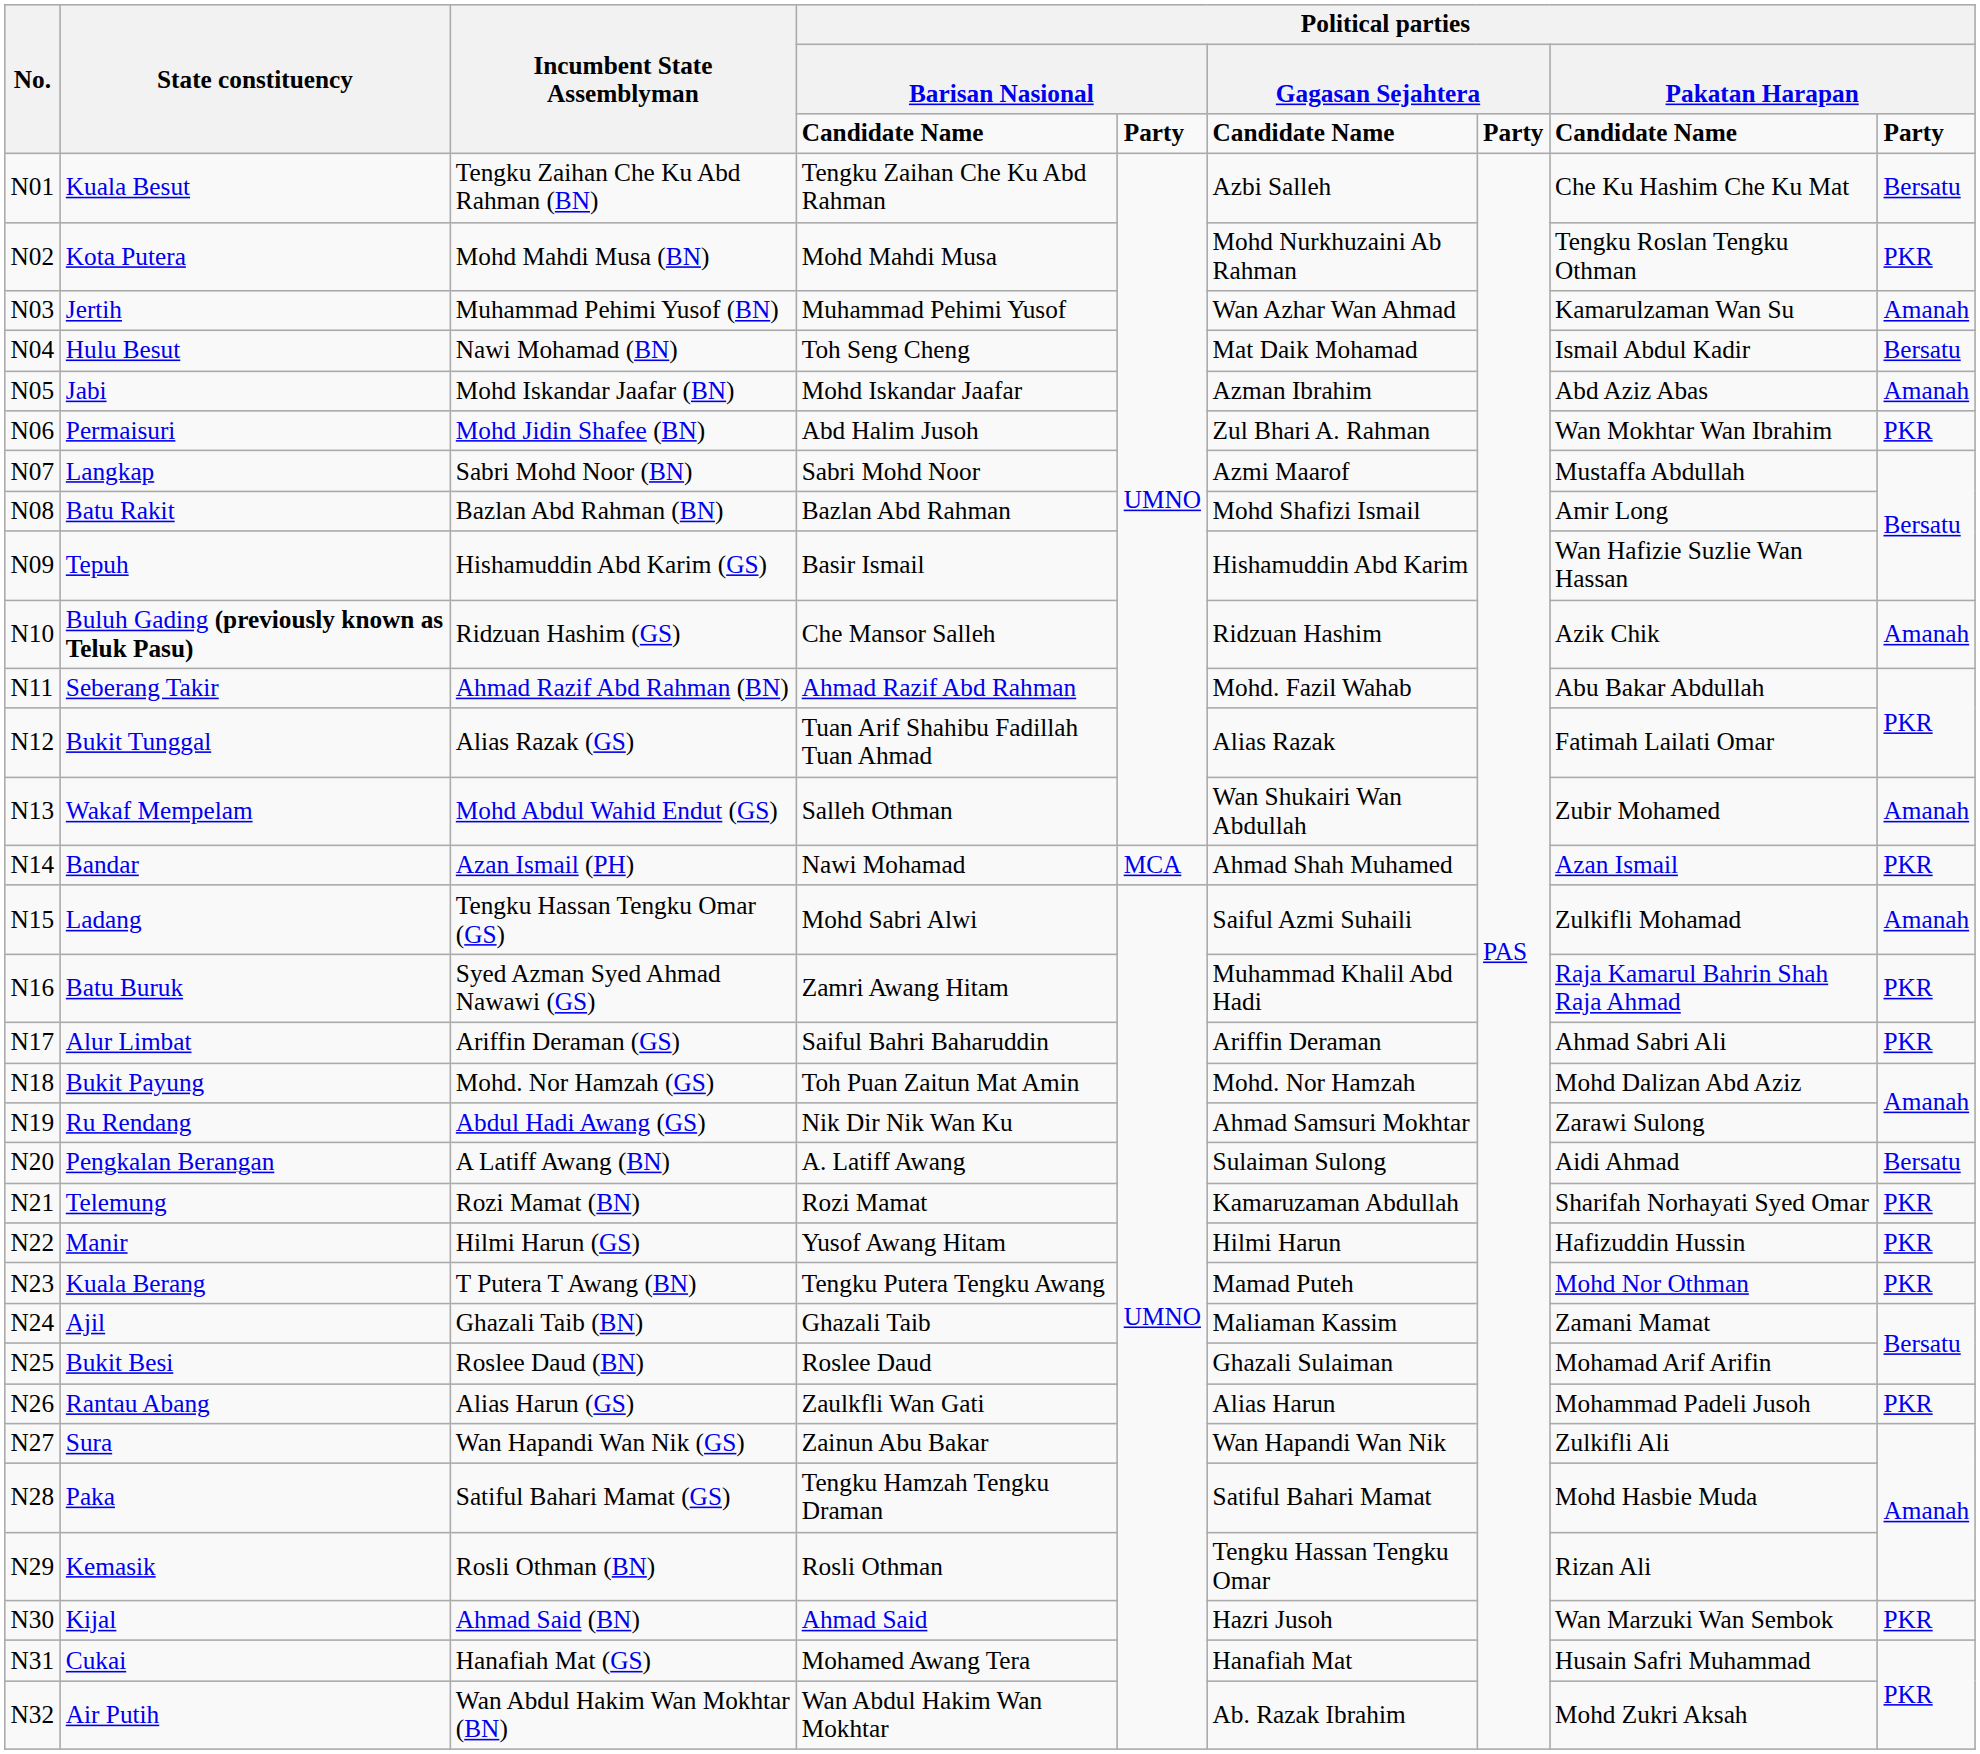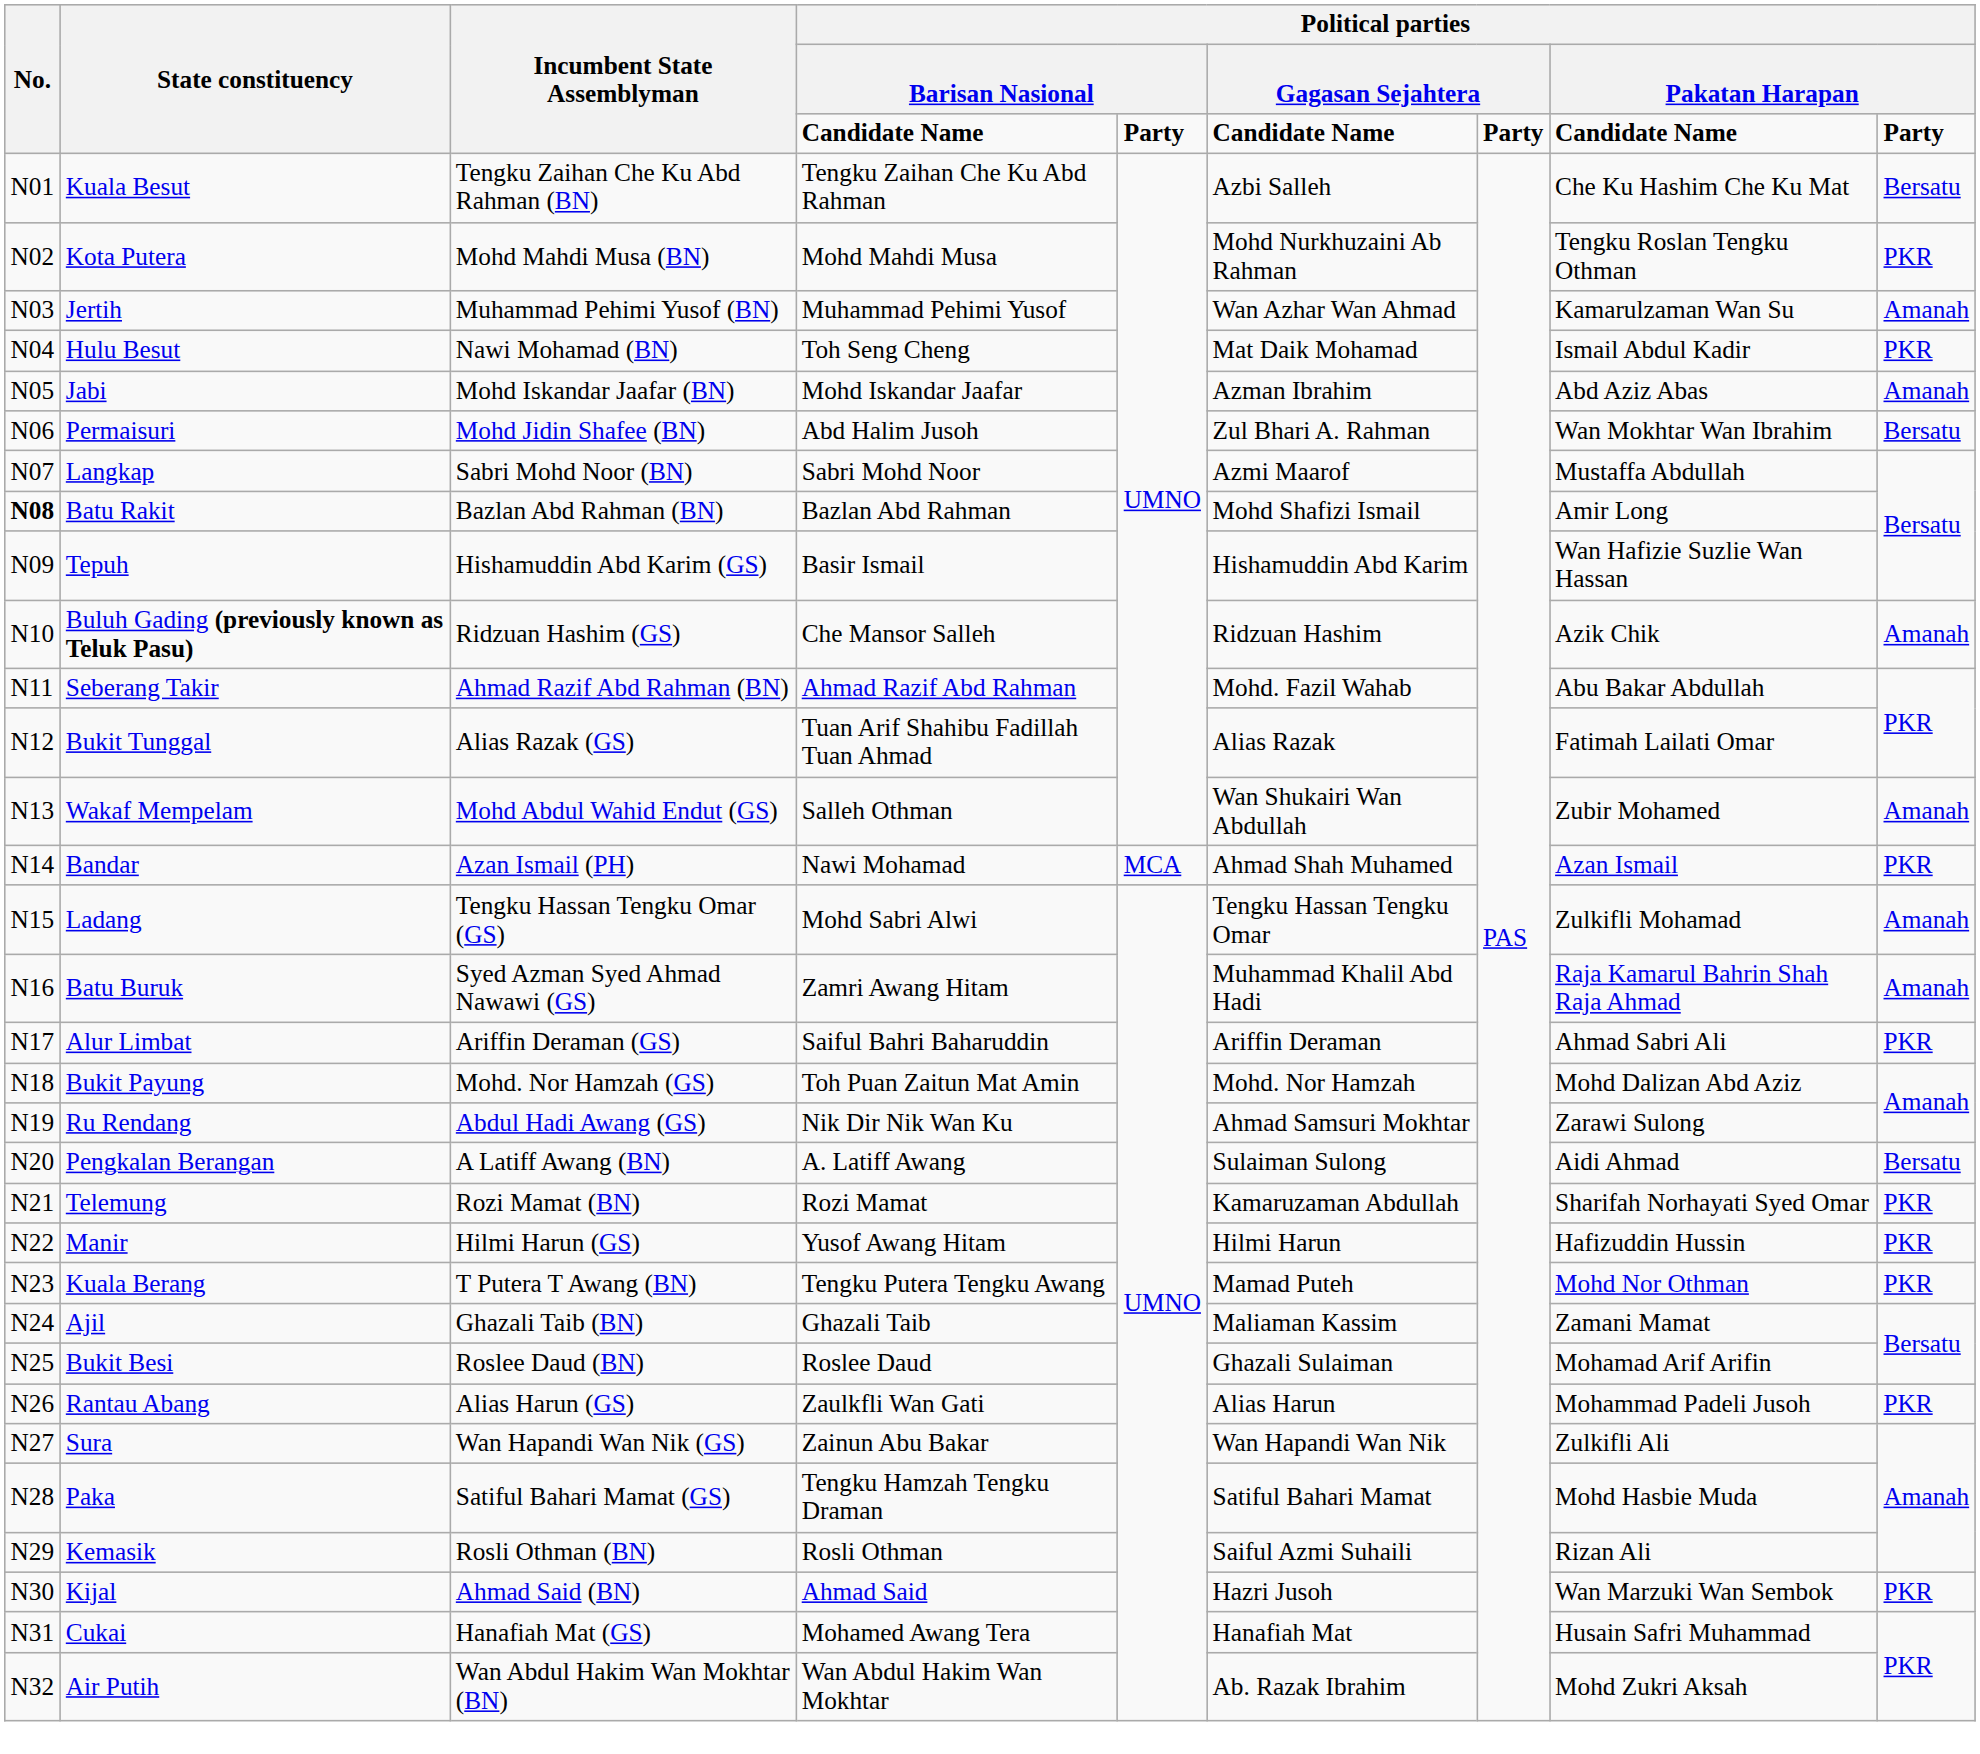(1922, 350) Bersatu -> (1908, 350) PKR
(1908, 430) PKR -> (1922, 430) Bersatu
(32, 510) normal -> (32, 510) bold
(1312, 919) Saiful Azmi Suhaili -> (1331, 919) Tengku Hassan Tengku Omar
(1908, 987) PKR -> (1926, 987) Amanah
(1331, 1566) Tengku Hassan Tengku Omar -> (1312, 1551) Saiful Azmi Suhaili
